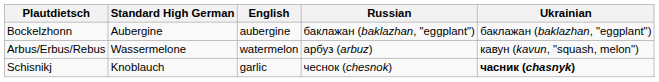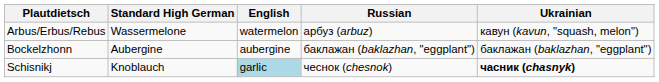rows swapped: (39, 31) <-> (56, 49)
(253, 67) no background -> (253, 67) lightblue background
